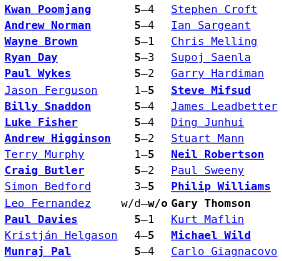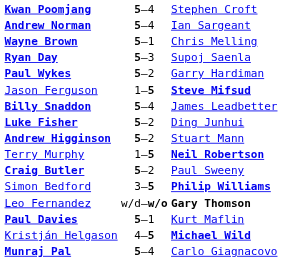(144, 122) 5–4 -> (144, 122) 5–2
